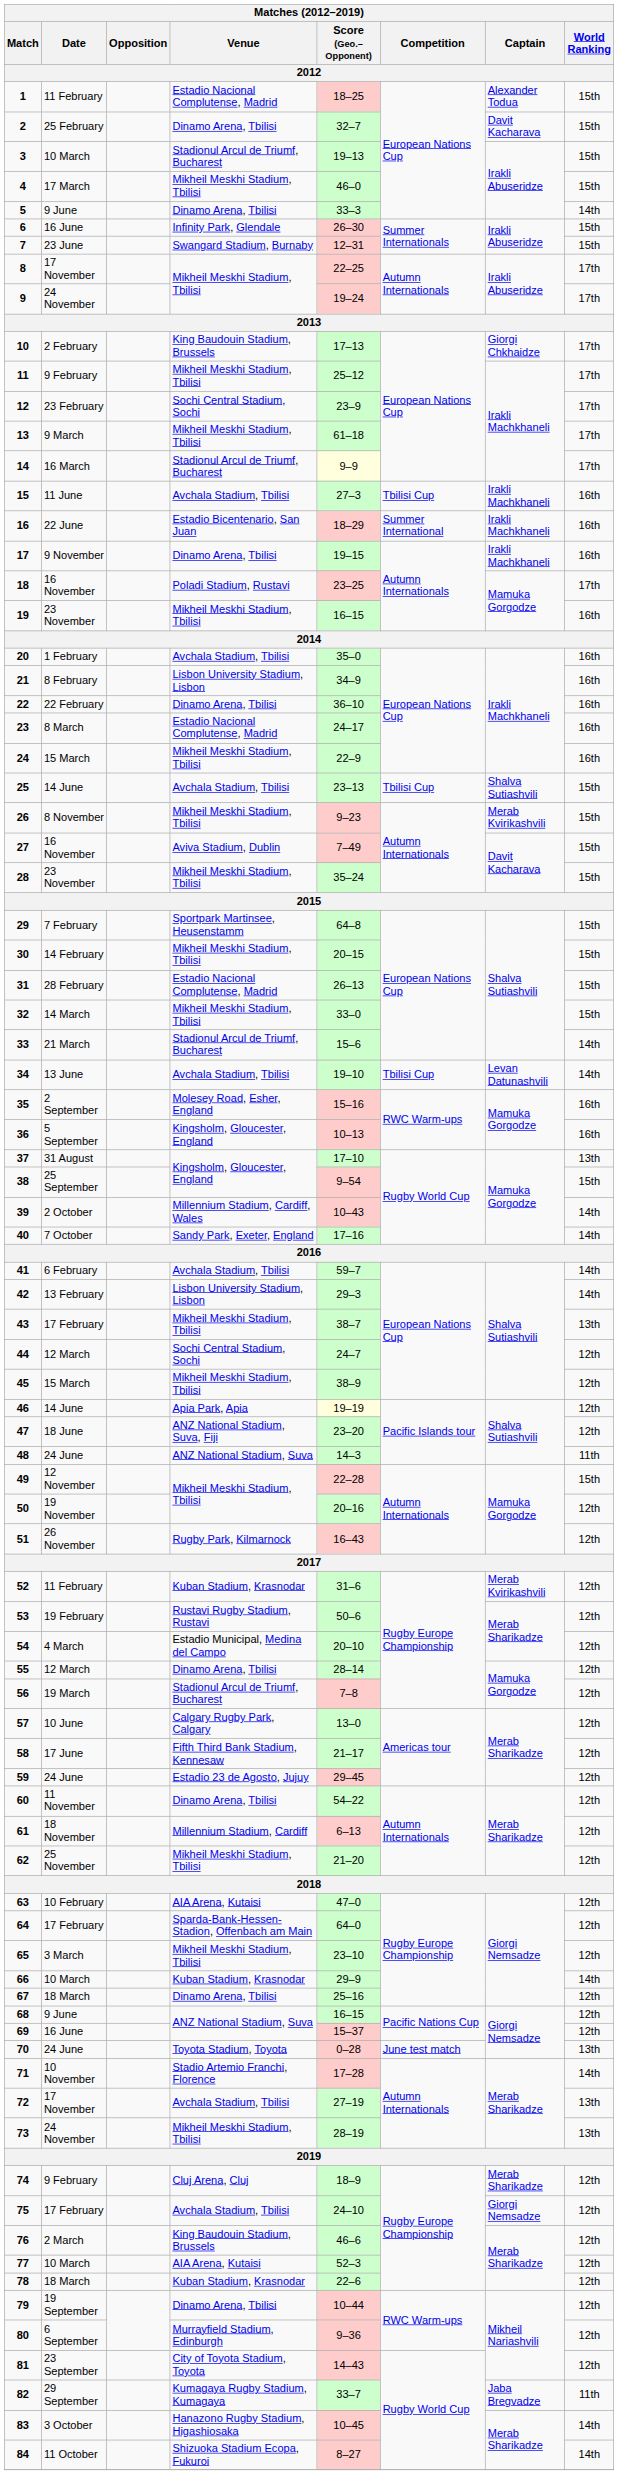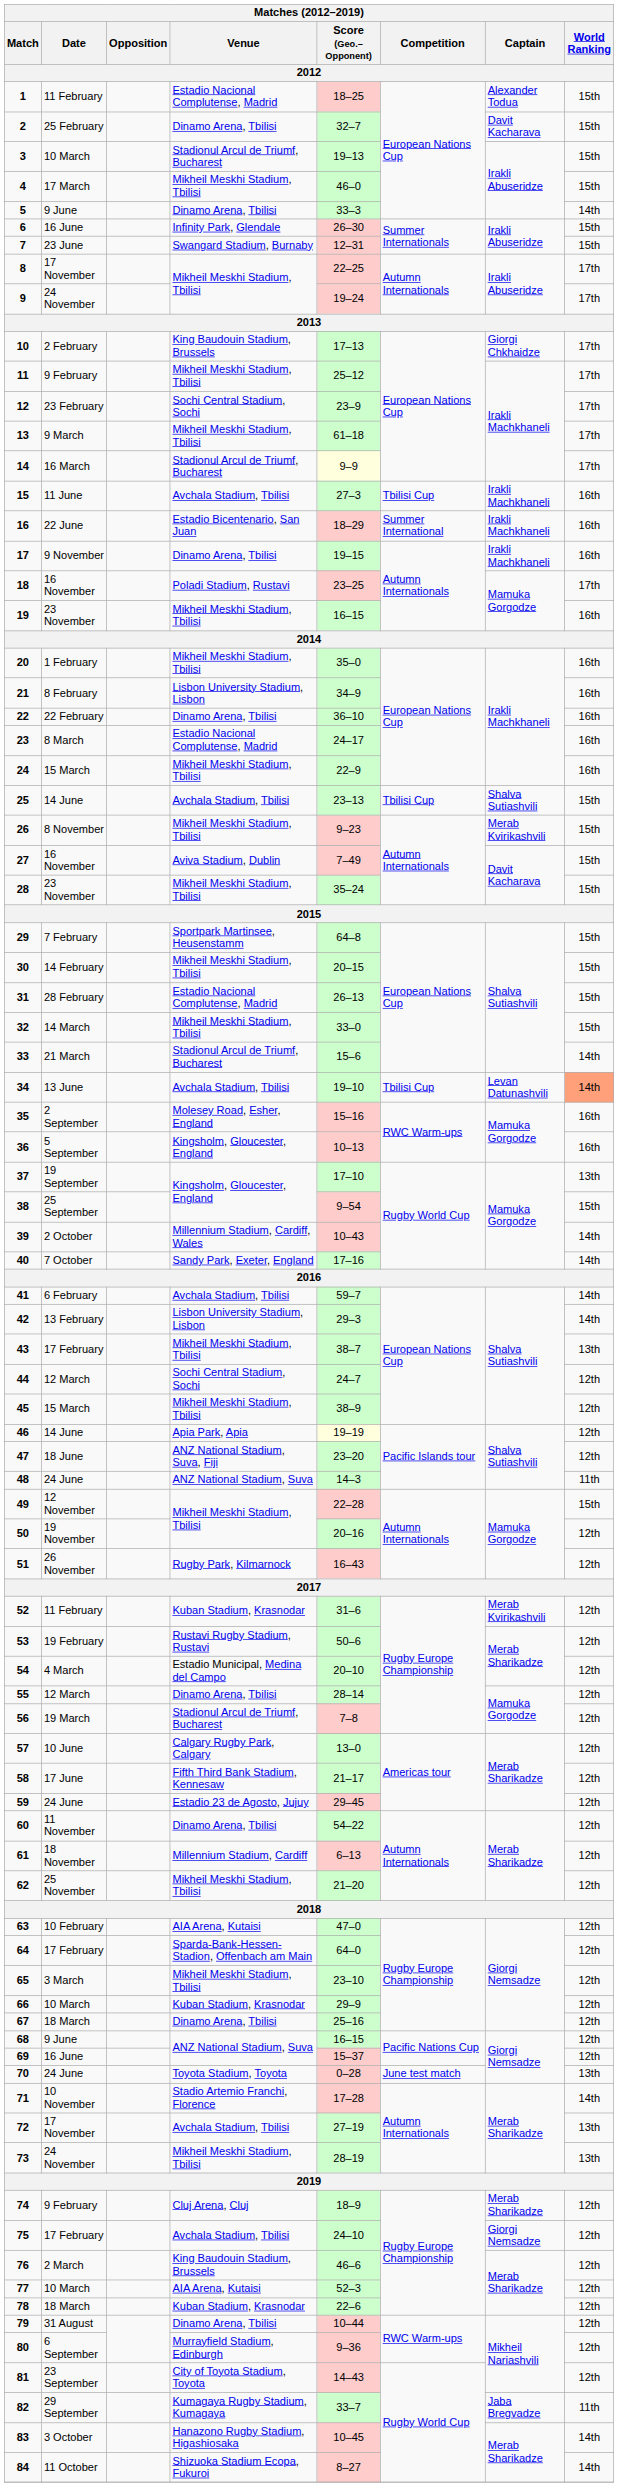(231, 657) Avchala Stadium, Tbilisi -> (232, 663) Mikheil Meskhi Stadium, Tbilisi
(589, 1074) no background -> (589, 1087) lightsalmon background
(68, 1158) 31 August -> (71, 1177) 19 September
(589, 1979) 14th -> (589, 2004) 12th
(71, 2305) 19 September -> (68, 2324) 31 August
